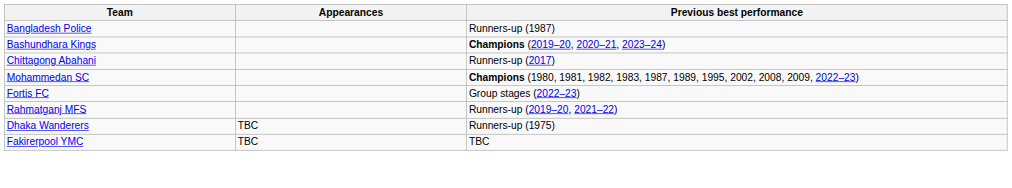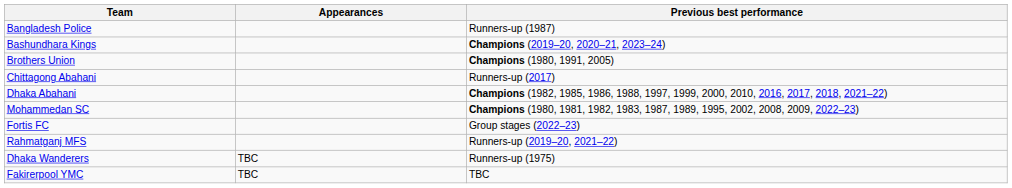+ row: (41, 61)
+ row: (41, 93)
